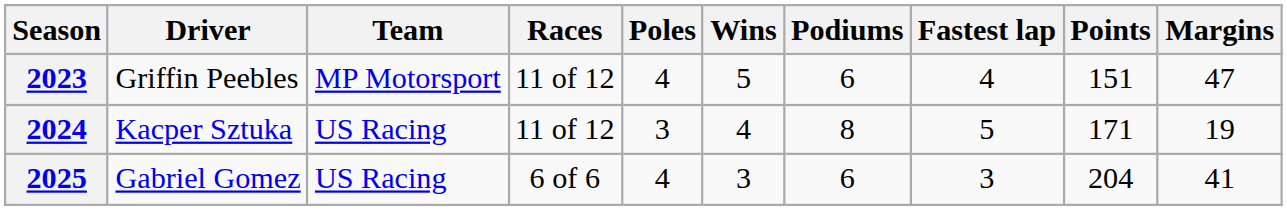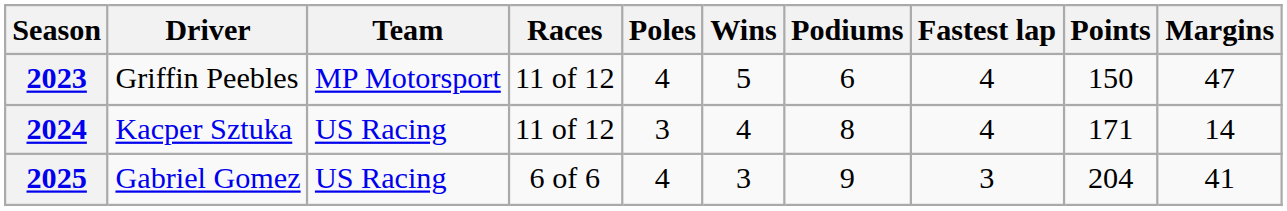(1111, 78) 151 -> (1111, 78) 150
(987, 128) 5 -> (987, 128) 4
(1220, 128) 19 -> (1220, 128) 14
(847, 178) 6 -> (847, 178) 9
